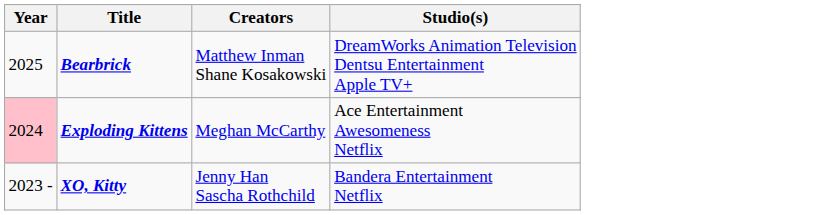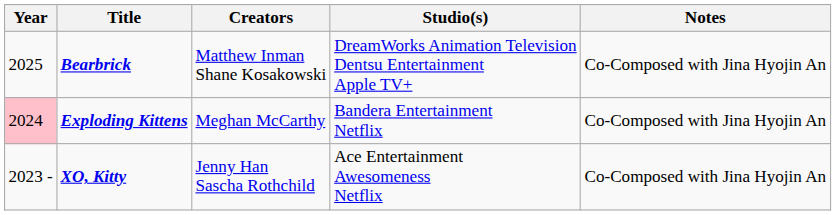+ column: (705, 18)
(399, 130) Ace Entertainment Awesomeness Netflix -> (413, 120) Bandera Entertainment Netflix
(413, 186) Bandera Entertainment Netflix -> (399, 176) Ace Entertainment Awesomeness Netflix
